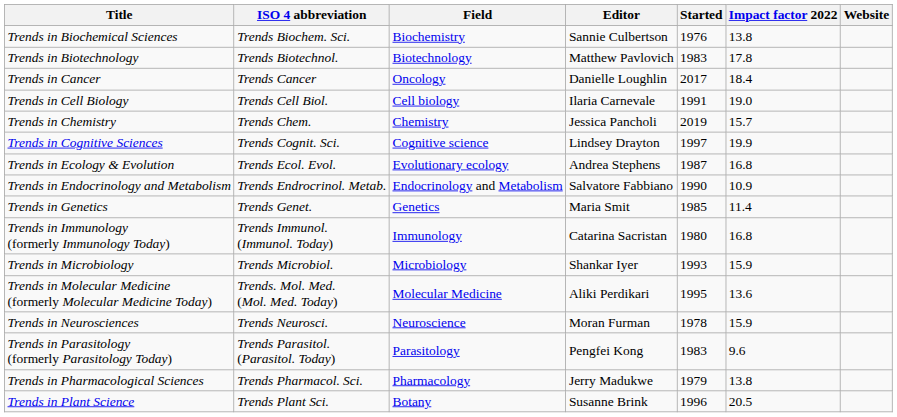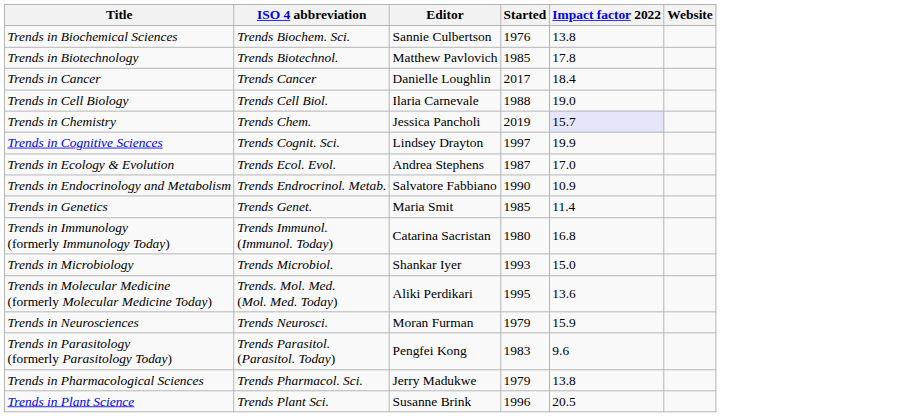- column: (478, 15)
(693, 57) 1983 -> (517, 57) 1985
(693, 100) 1991 -> (517, 100) 1988
(740, 121) no background -> (564, 121) lavender background
(740, 164) 16.8 -> (564, 164) 17.0
(740, 264) 15.9 -> (564, 264) 15.0
(693, 322) 1978 -> (517, 322) 1979
